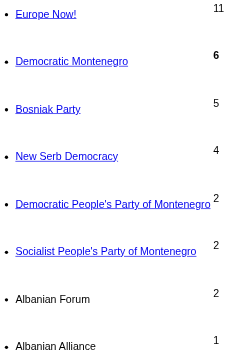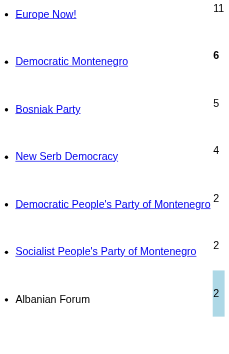(219, 294) no background -> (219, 294) lightblue background
- row: (100, 347)
